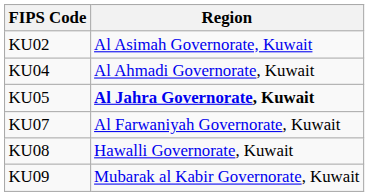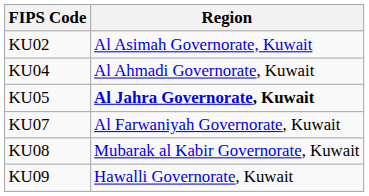(194, 151) Hawalli Governorate, Kuwait -> (227, 151) Mubarak al Kabir Governorate, Kuwait
(227, 177) Mubarak al Kabir Governorate, Kuwait -> (194, 177) Hawalli Governorate, Kuwait
